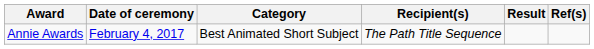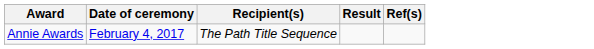- column: (279, 14)
